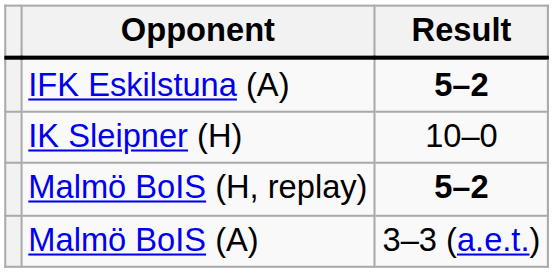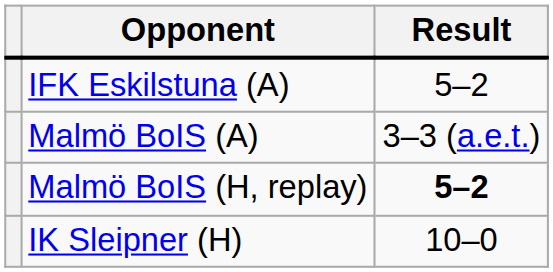(461, 84) bold -> (461, 84) normal
rows swapped: (143, 240) <-> (135, 136)
